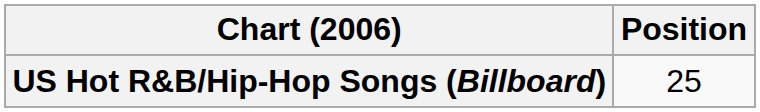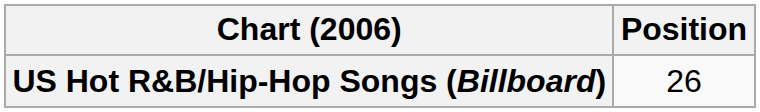(684, 80) 25 -> (684, 80) 26
